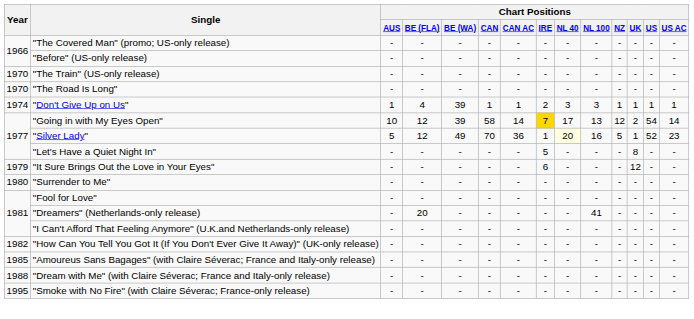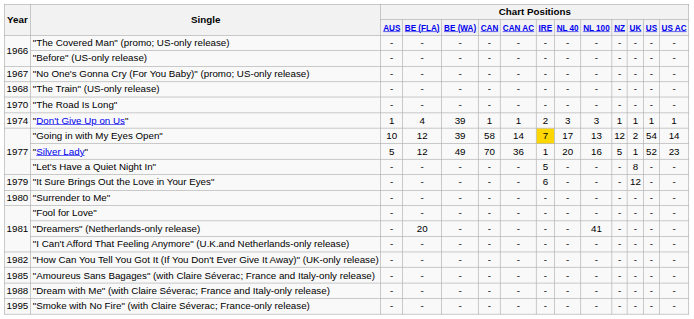+ row: (171, 74)
(17, 74) 1970 -> (17, 89) 1968
(568, 136) lightyellow background -> (568, 151) no background
